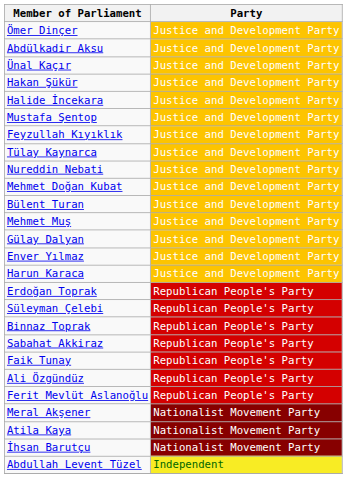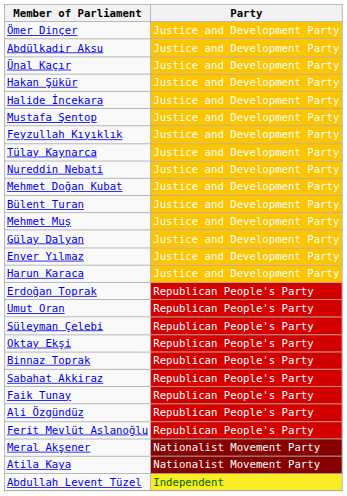+ row: (36, 308)
+ row: (39, 343)
- row: (49, 447)
